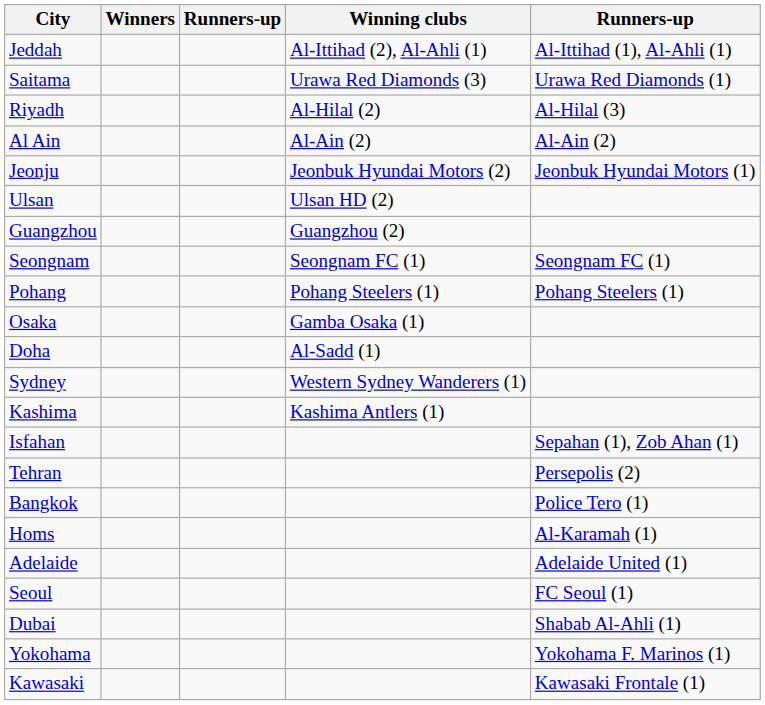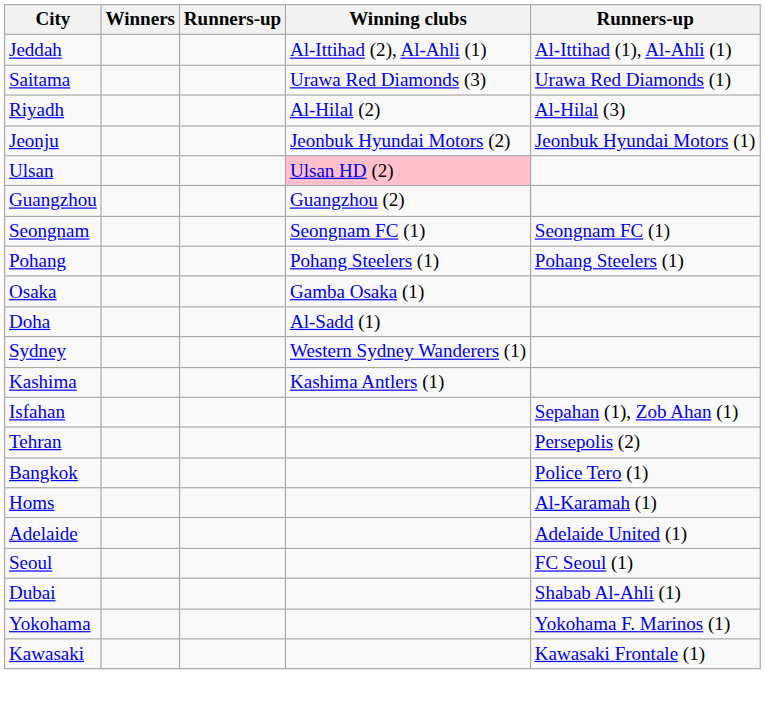- row: (35, 140)
(342, 200) no background -> (342, 170) pink background
